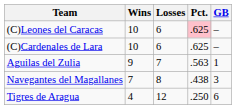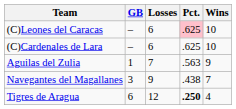columns swapped: (139, 12) <-> (221, 12)
(159, 79) 8 -> (151, 79) 9
(199, 96) normal -> (191, 96) bold
